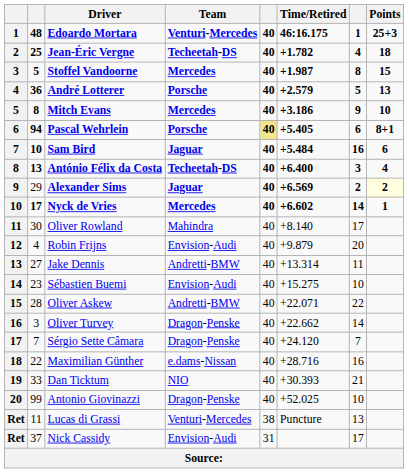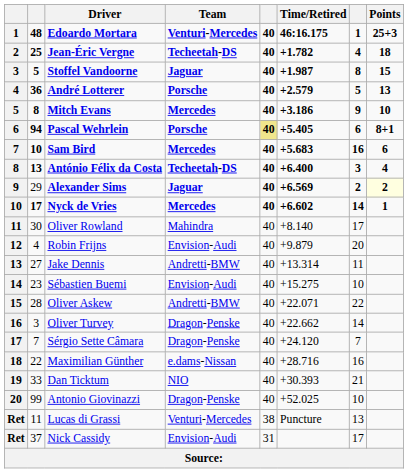(192, 71) Mercedes -> (185, 71) Jaguar
(185, 148) Jaguar -> (192, 148) Mercedes
(297, 148) +5.484 -> (297, 148) +5.683
